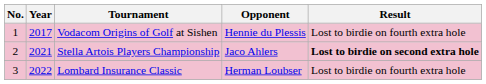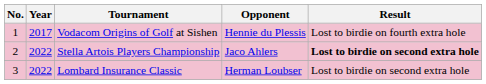(40, 51) 2021 -> (40, 51) 2022
(388, 70) Lost to birdie on fourth extra hole -> (390, 70) Lost to birdie on second extra hole
